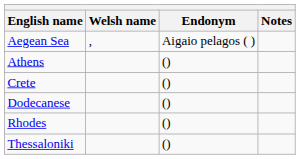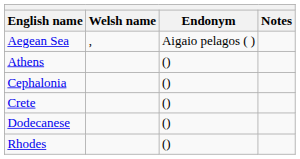+ row: (37, 82)
- row: (41, 144)
